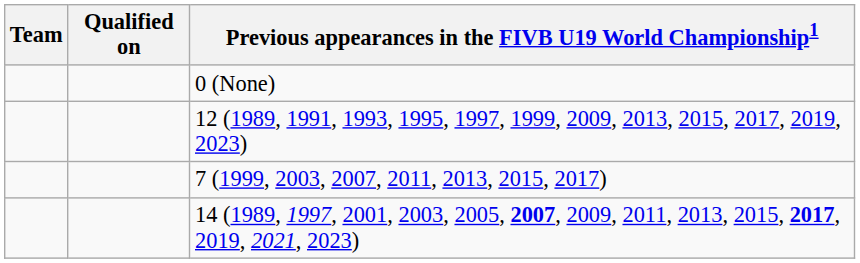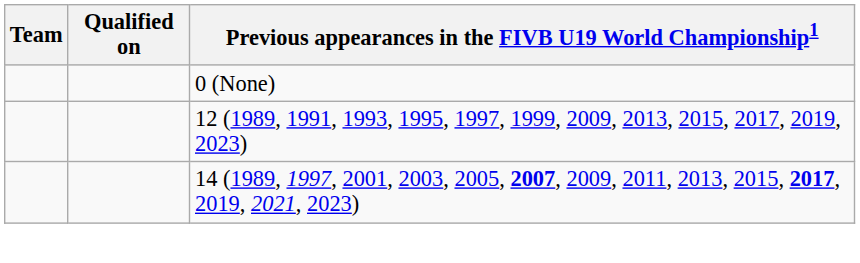- row: (401, 179)
